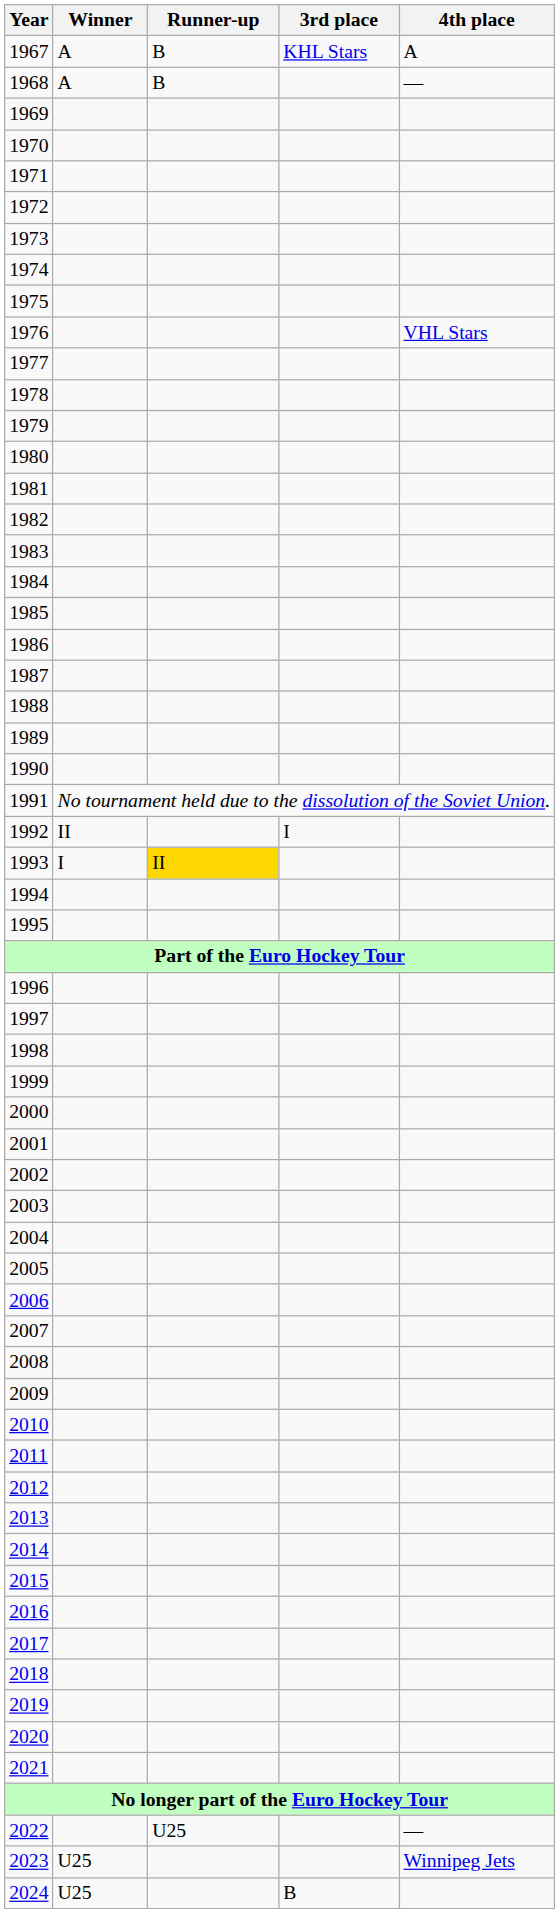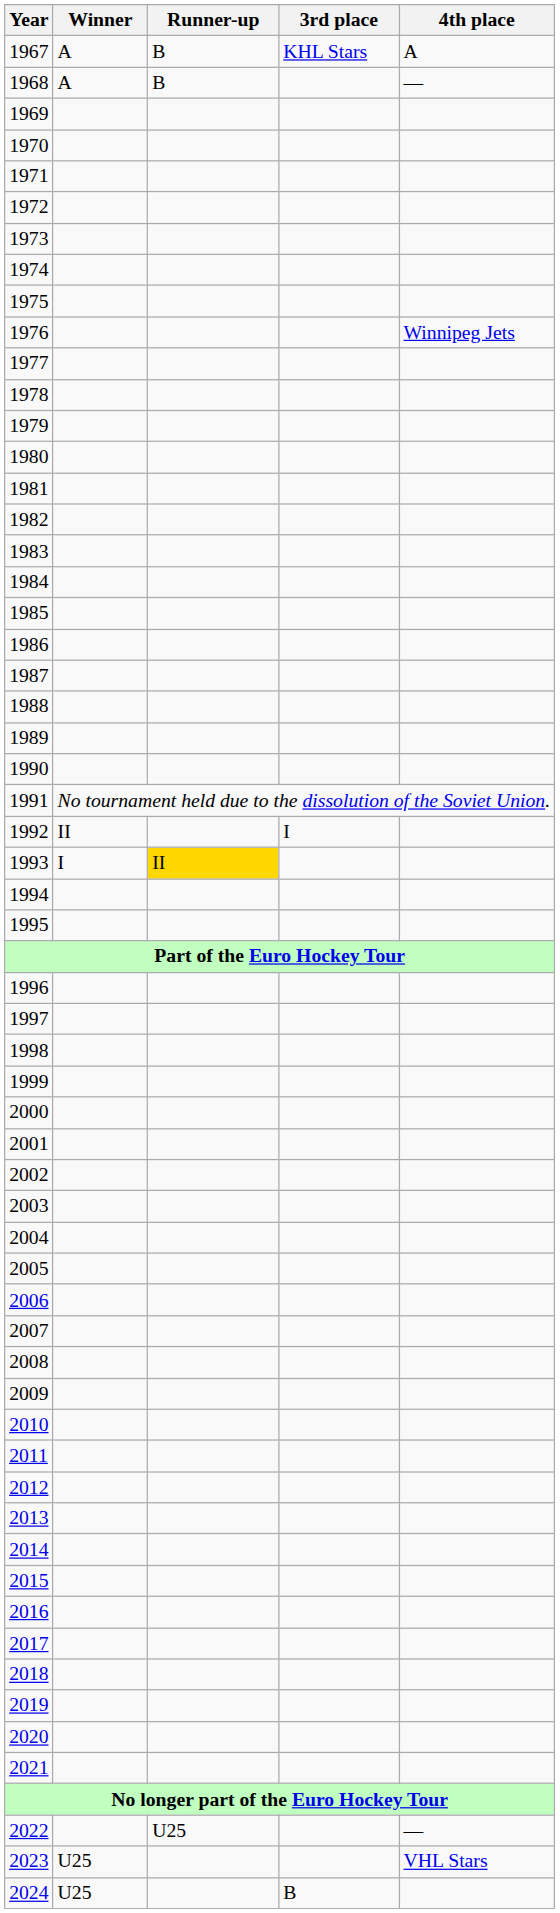(446, 332) VHL Stars -> (459, 332) Winnipeg Jets
(459, 1861) Winnipeg Jets -> (446, 1861) VHL Stars
